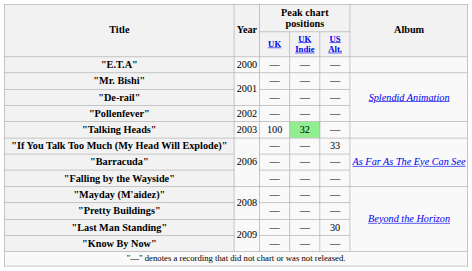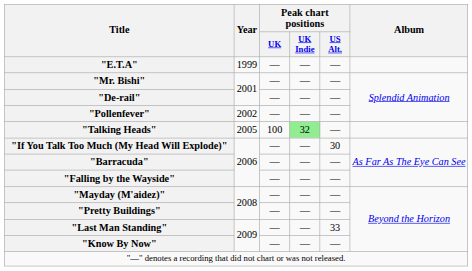(247, 64) 2000 -> (247, 64) 1999
(247, 129) 2003 -> (247, 129) 2005
(335, 146) 33 -> (335, 146) 30
(335, 227) 30 -> (335, 227) 33
